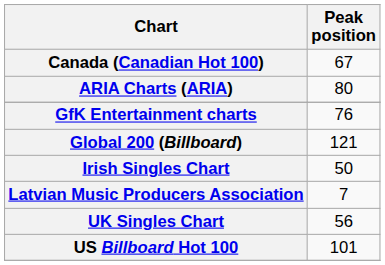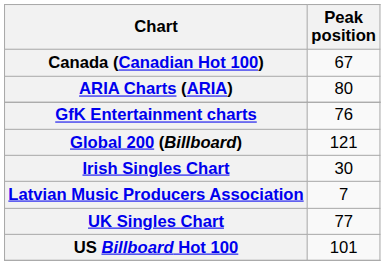(344, 168) 50 -> (344, 168) 30
(344, 221) 56 -> (344, 221) 77
